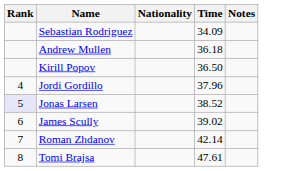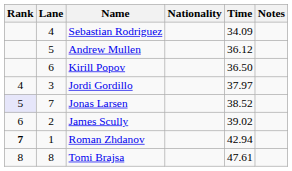+ column: (51, 13)
(210, 49) 36.18 -> (240, 49) 36.12
(210, 85) 37.96 -> (240, 85) 37.97
(20, 139) normal -> (20, 139) bold
(210, 139) 42.14 -> (240, 139) 42.94
